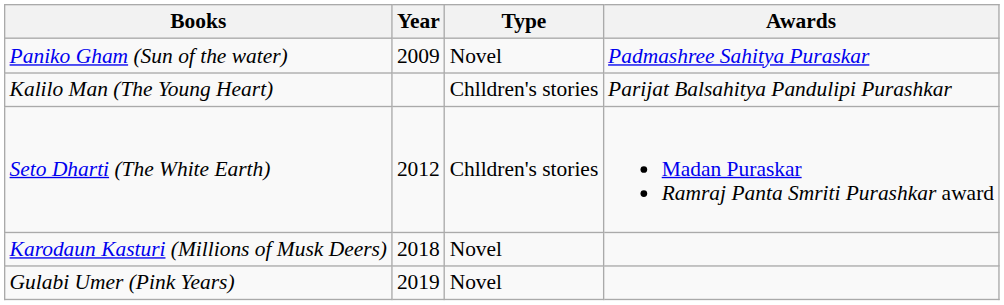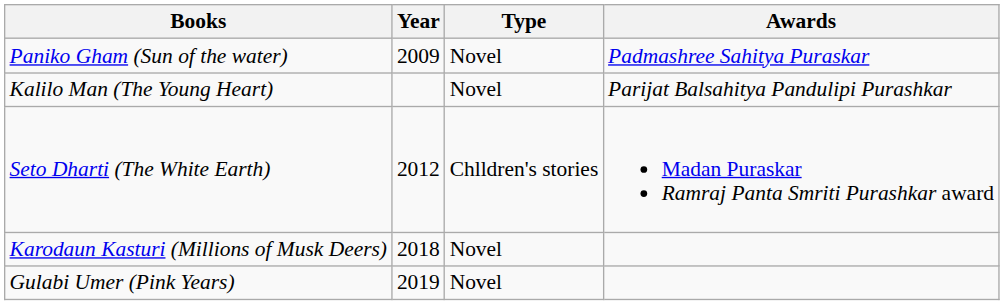(524, 89) Chlldren's stories -> (476, 89) Novel
